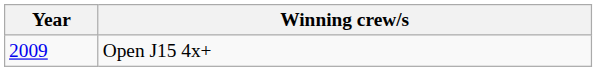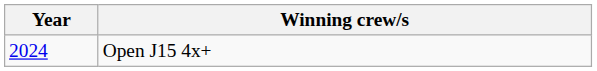(28, 50) 2009 -> (28, 50) 2024
